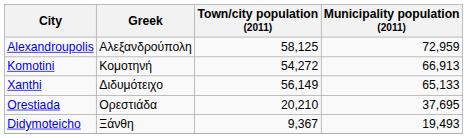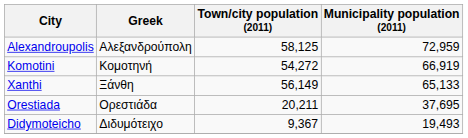(441, 66) 66,913 -> (441, 66) 66,919
(131, 85) Διδυμότειχο -> (117, 85) Ξάνθη
(300, 104) 20,210 -> (300, 104) 20,211
(117, 124) Ξάνθη -> (131, 124) Διδυμότειχο
